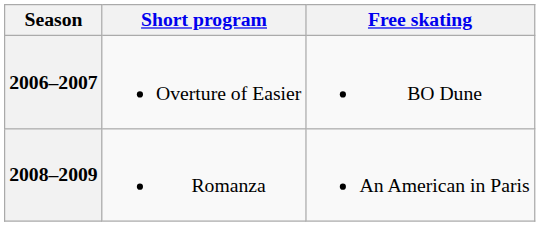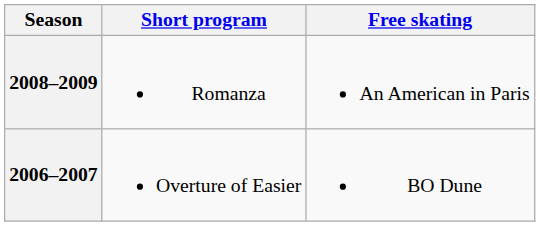rows swapped: (53, 174) <-> (53, 82)
